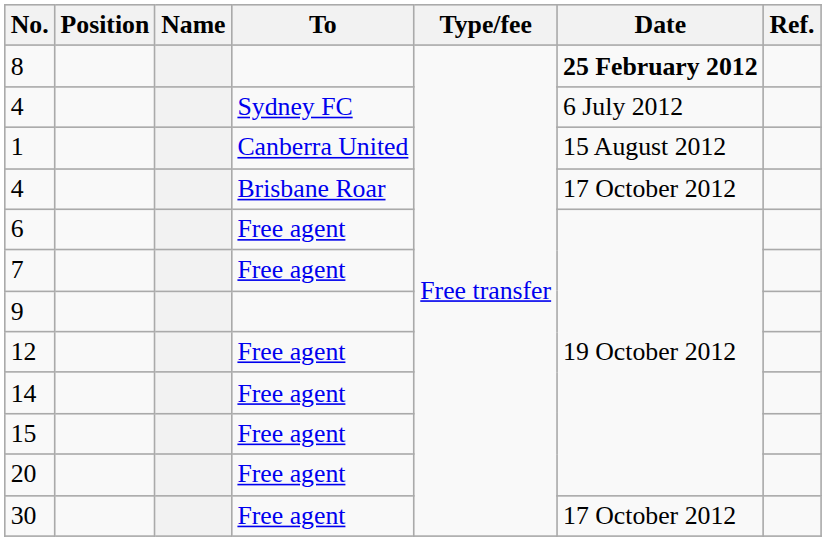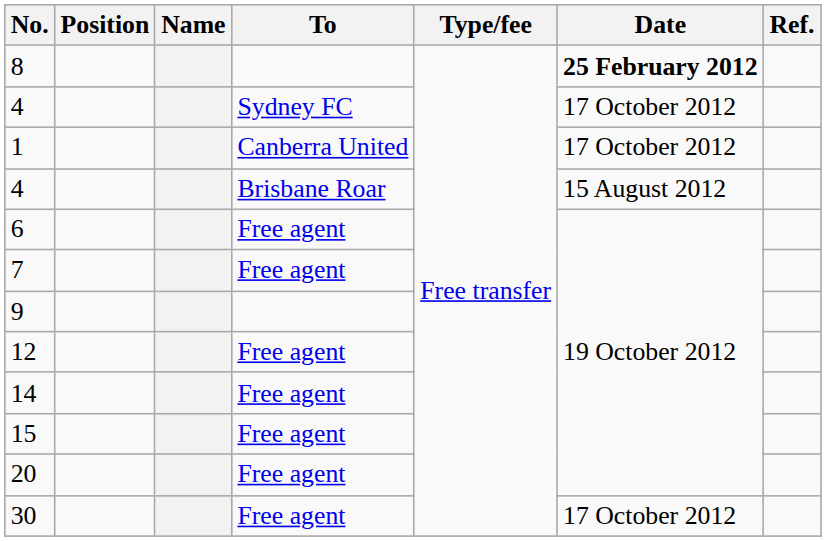(623, 106) 6 July 2012 -> (650, 106) 17 October 2012
(645, 147) 15 August 2012 -> (650, 147) 17 October 2012
(650, 188) 17 October 2012 -> (645, 188) 15 August 2012
